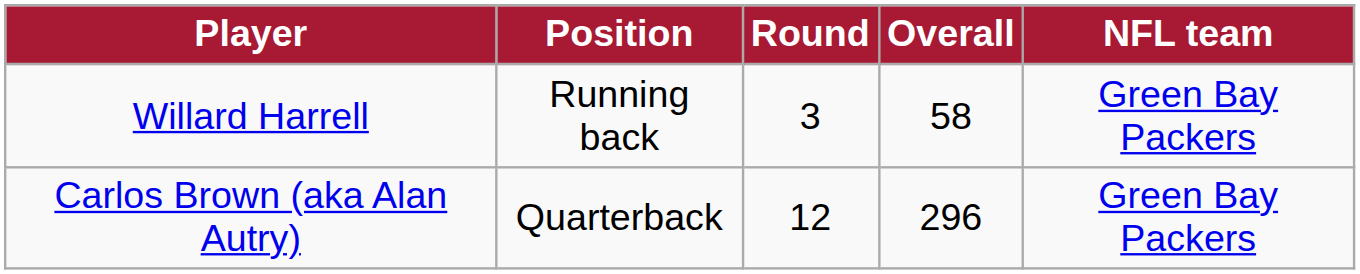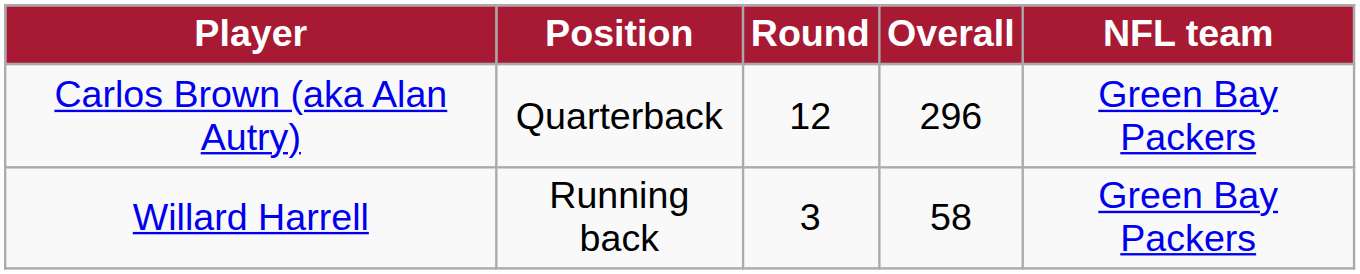rows swapped: (251, 115) <-> (251, 217)
